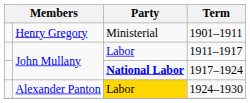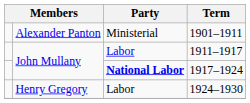(52, 32) Henry Gregory -> (58, 32) Alexander Panton
(58, 88) Alexander Panton -> (52, 88) Henry Gregory
(120, 88) gold background -> (120, 88) no background
